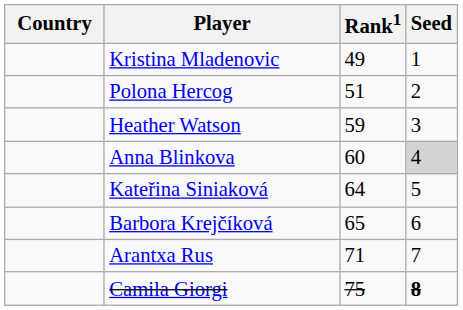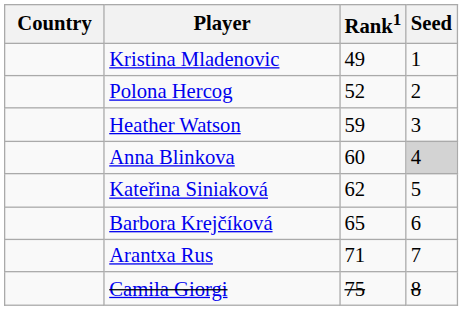(355, 91) 51 -> (355, 91) 52
(355, 190) 64 -> (355, 190) 62
(416, 288) bold -> (416, 288) normal
